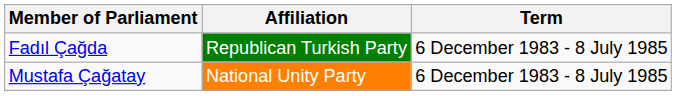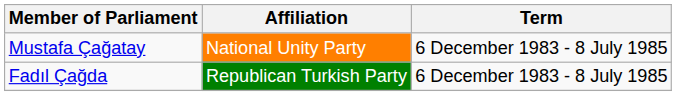rows swapped: (77, 76) <-> (58, 47)
